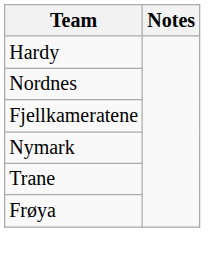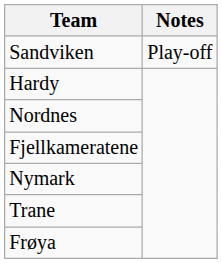+ row: (51, 52)
